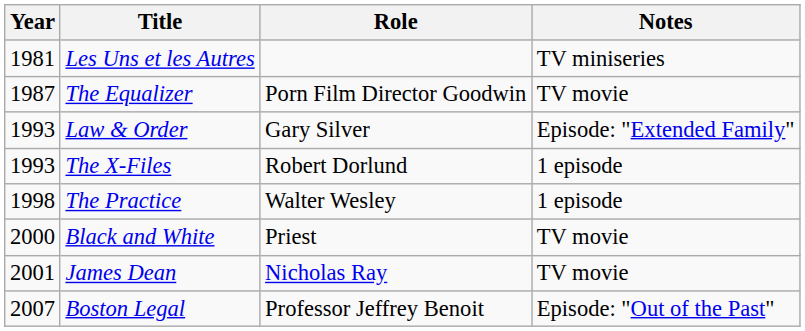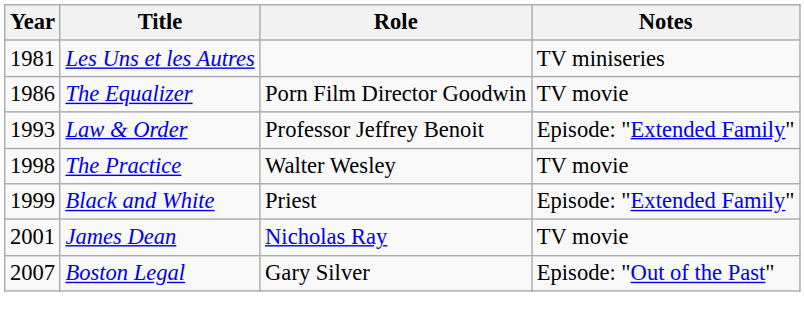(32, 93) 1987 -> (32, 93) 1986
(317, 129) Gary Silver -> (375, 129) Professor Jeffrey Benoit
- row: (118, 165)
(580, 201) 1 episode -> (583, 165) TV movie
(32, 237) 2000 -> (32, 201) 1999
(583, 237) TV movie -> (666, 201) Episode: "Extended Family"
(375, 308) Professor Jeffrey Benoit -> (317, 272) Gary Silver
